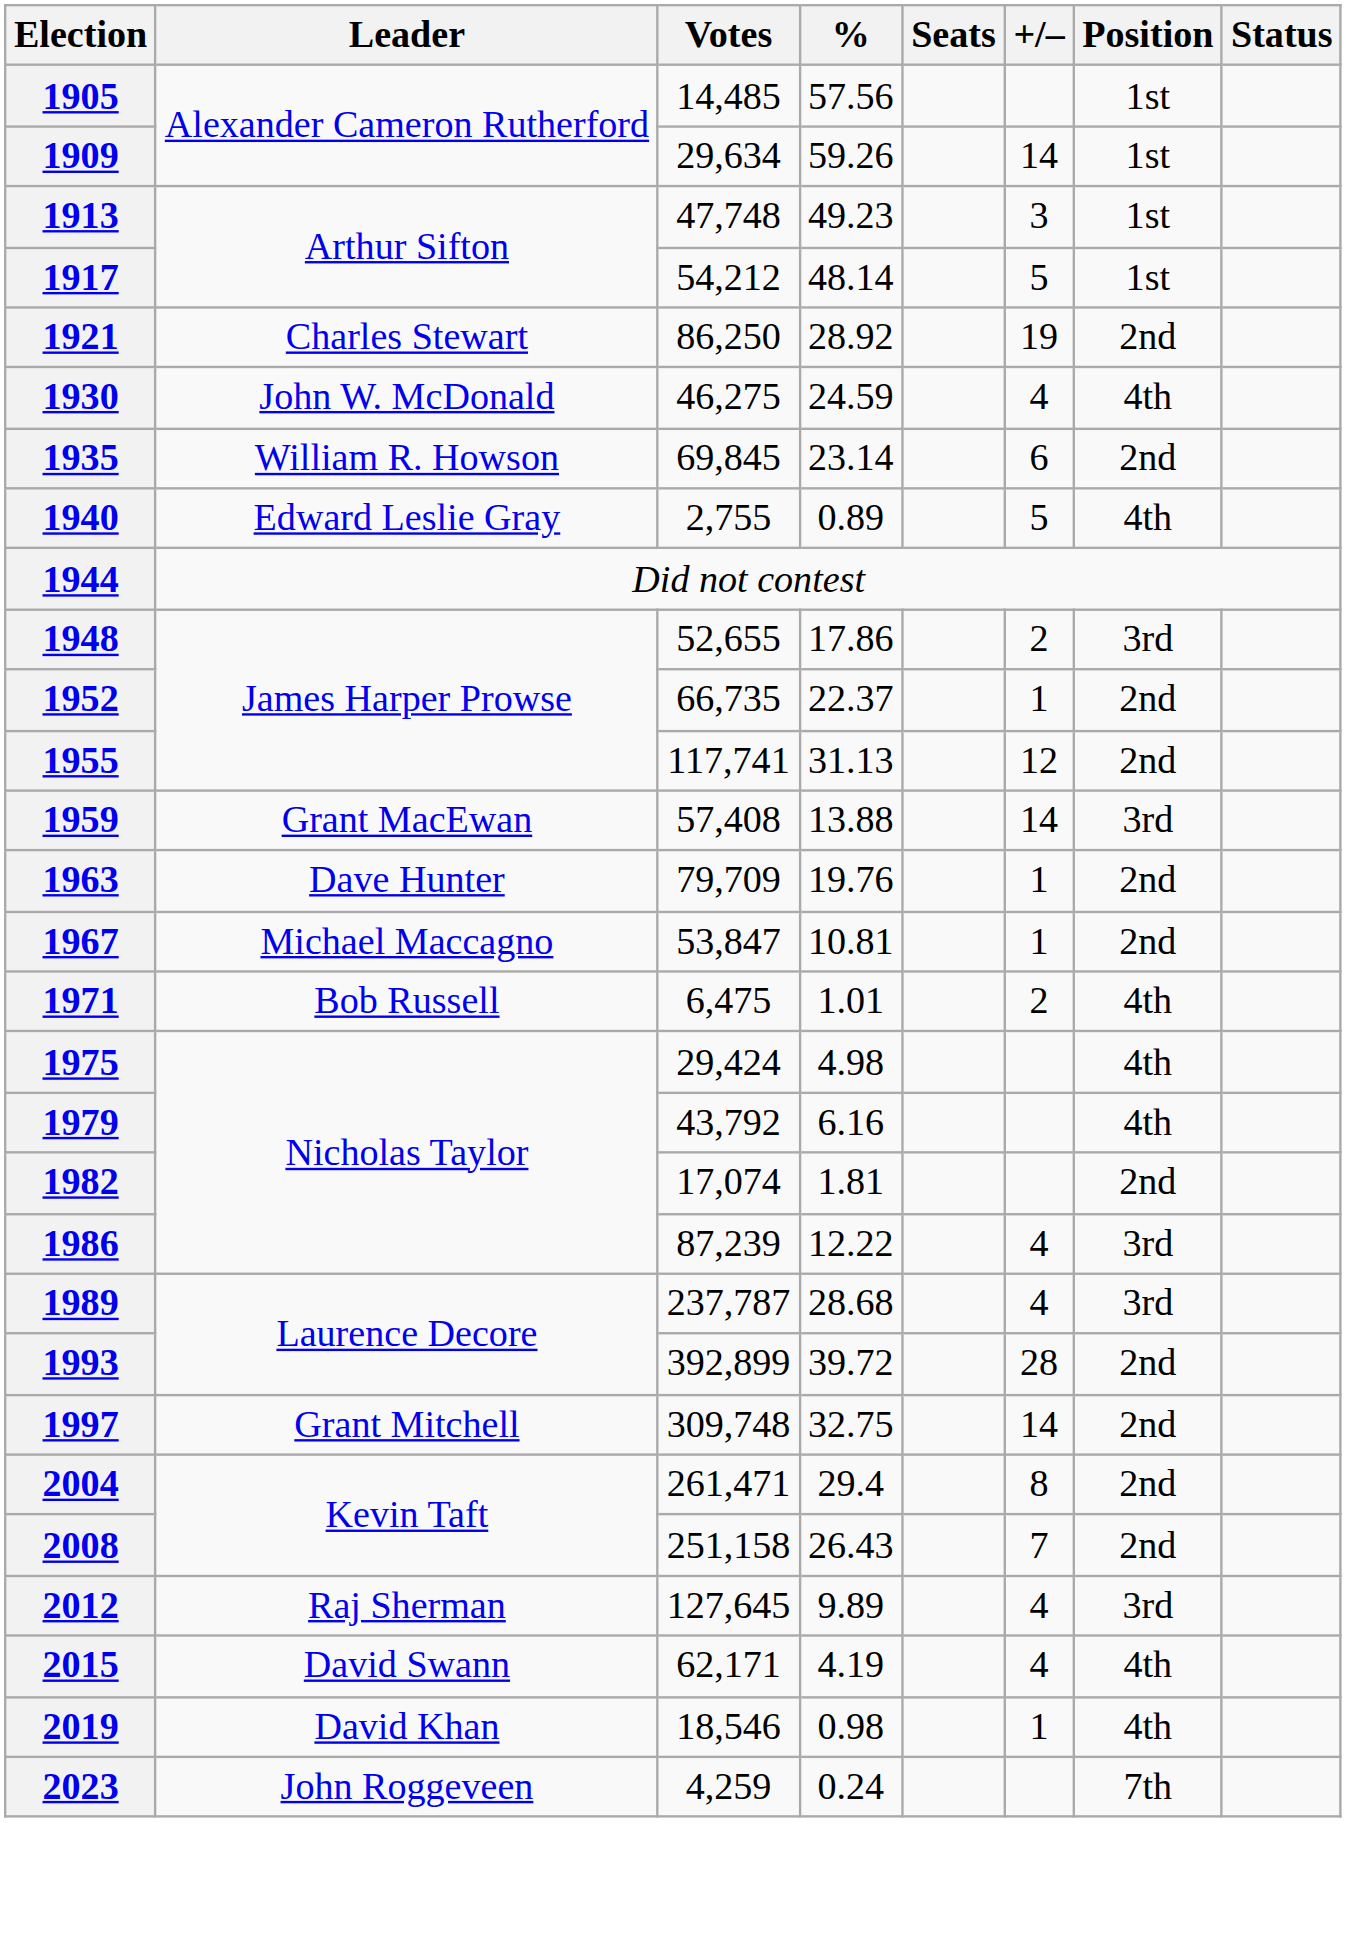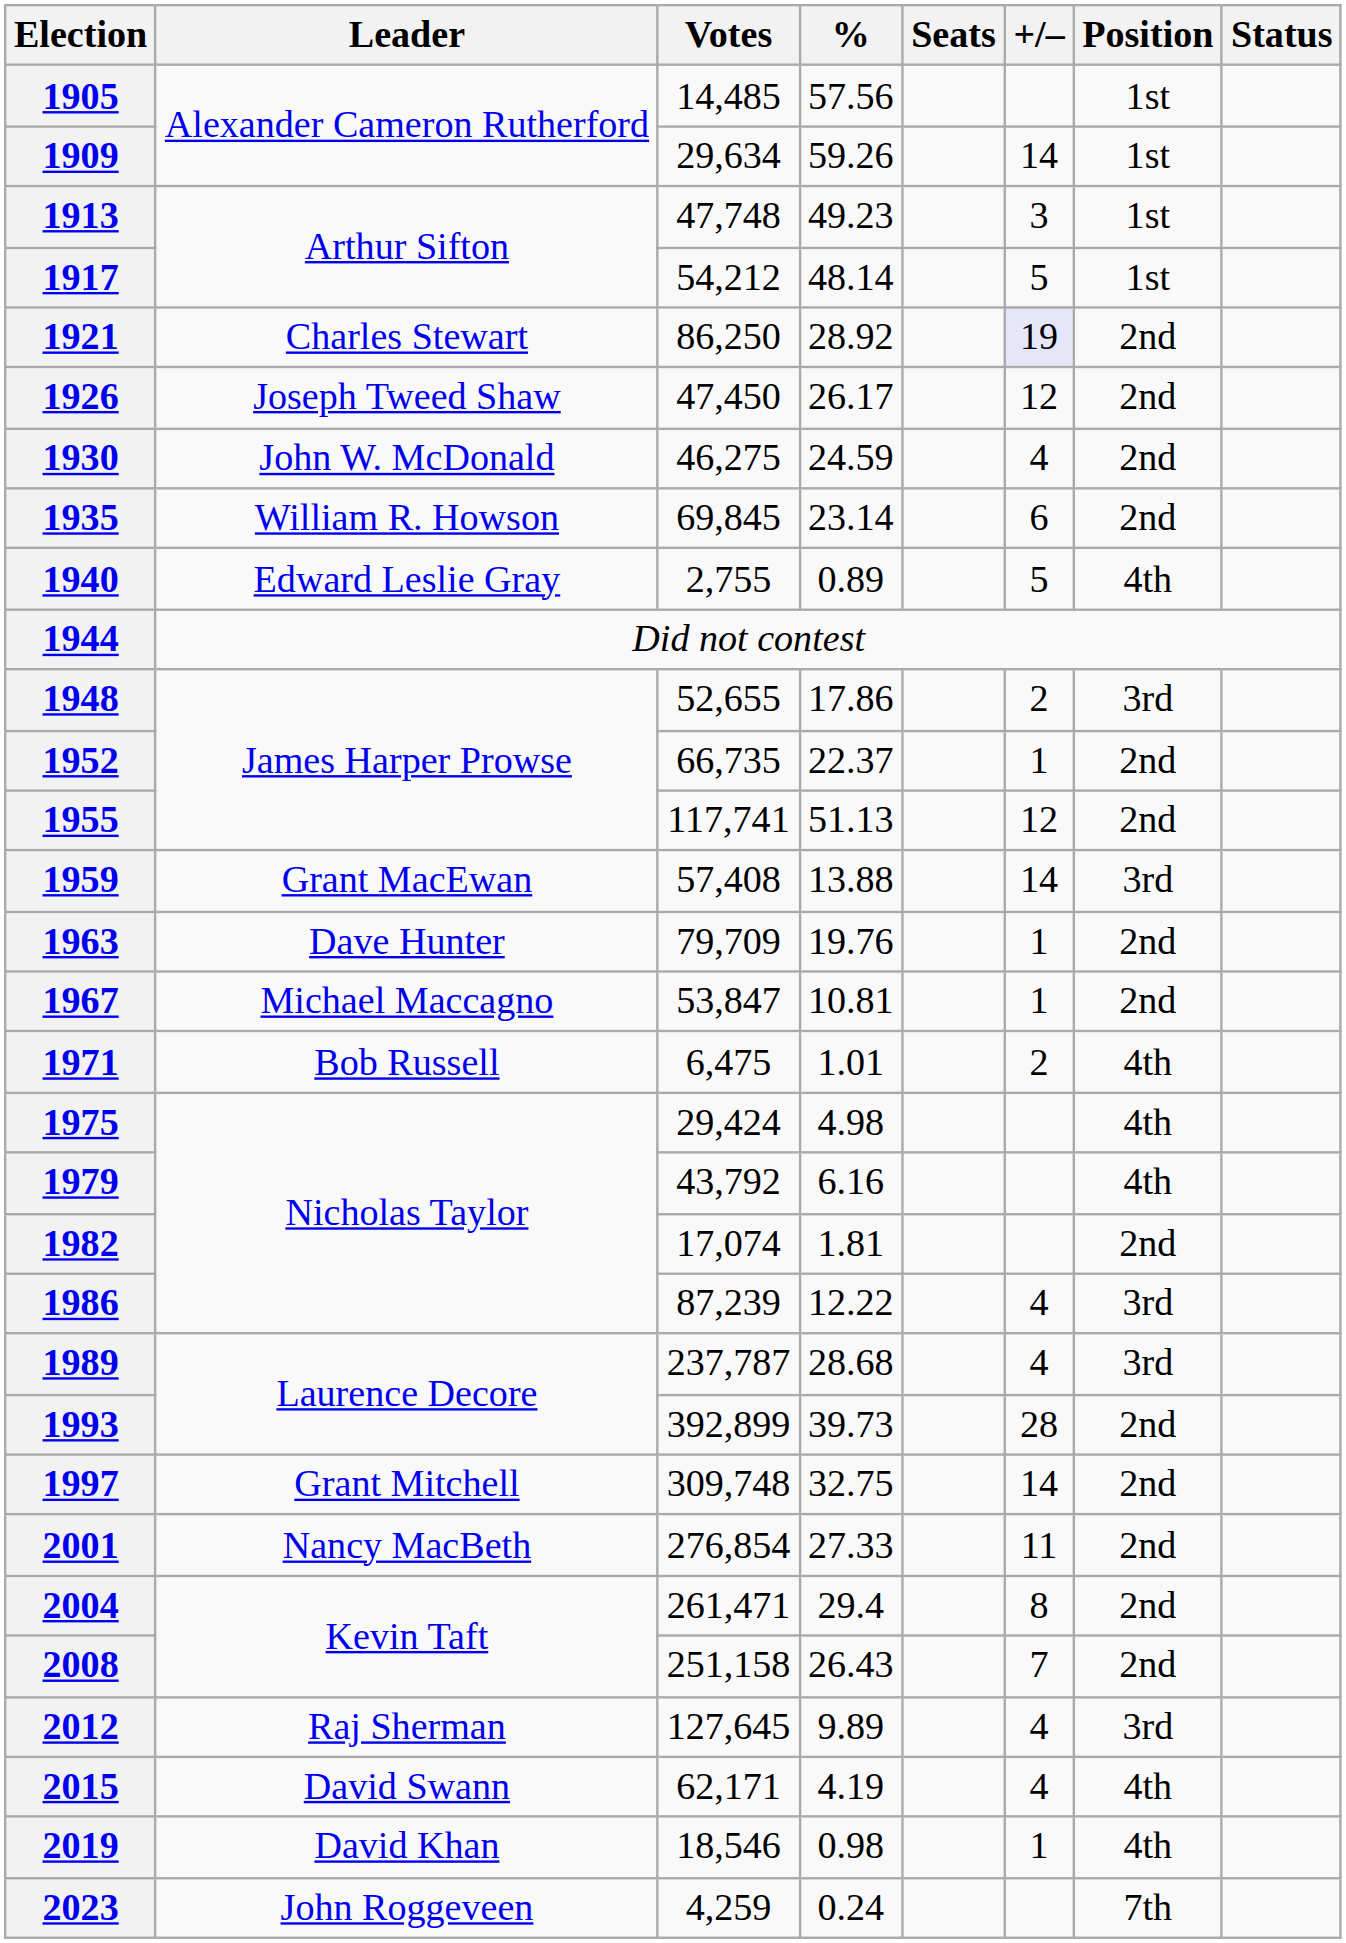(1039, 336) no background -> (1039, 336) lavender background
+ row: (81, 397)
(1148, 397) 4th -> (1148, 457) 2nd
(851, 759) 31.13 -> (851, 819) 51.13
(851, 1363) 39.72 -> (851, 1423) 39.73
+ row: (81, 1544)
